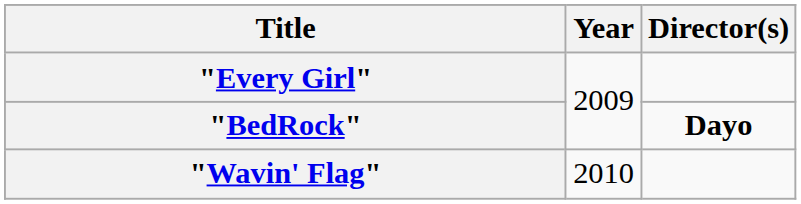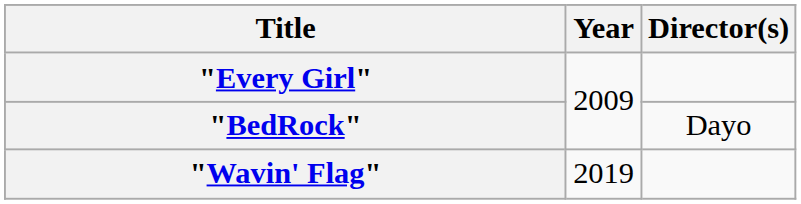(719, 125) bold -> (719, 125) normal
(604, 173) 2010 -> (604, 173) 2019
